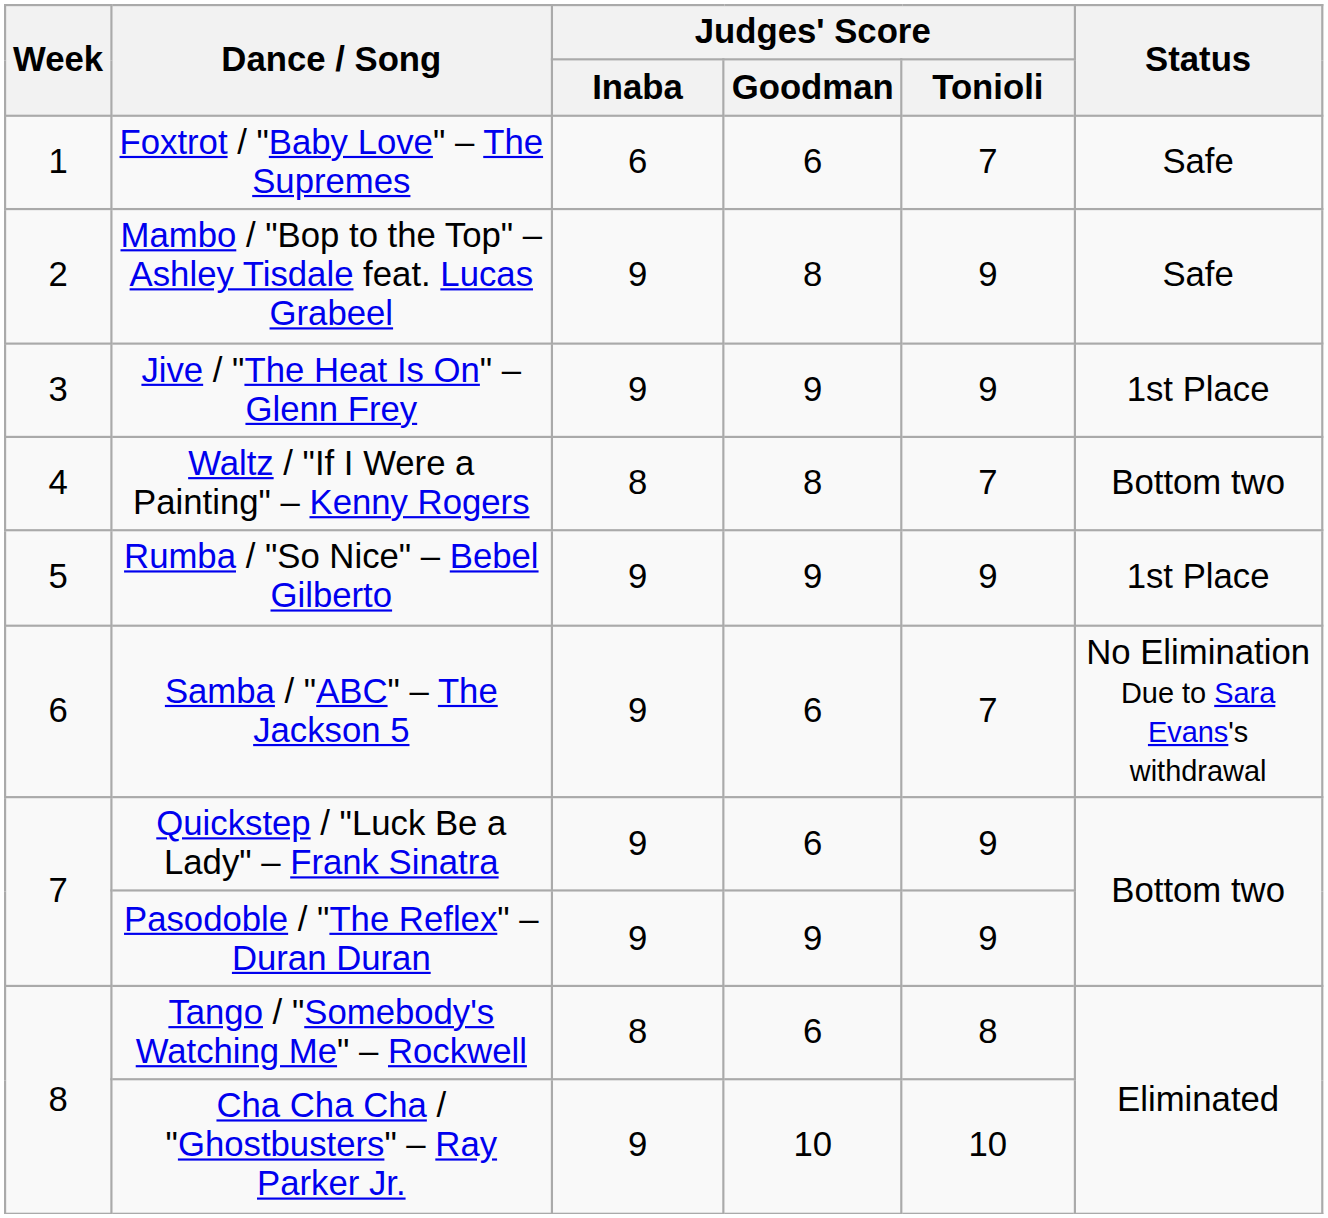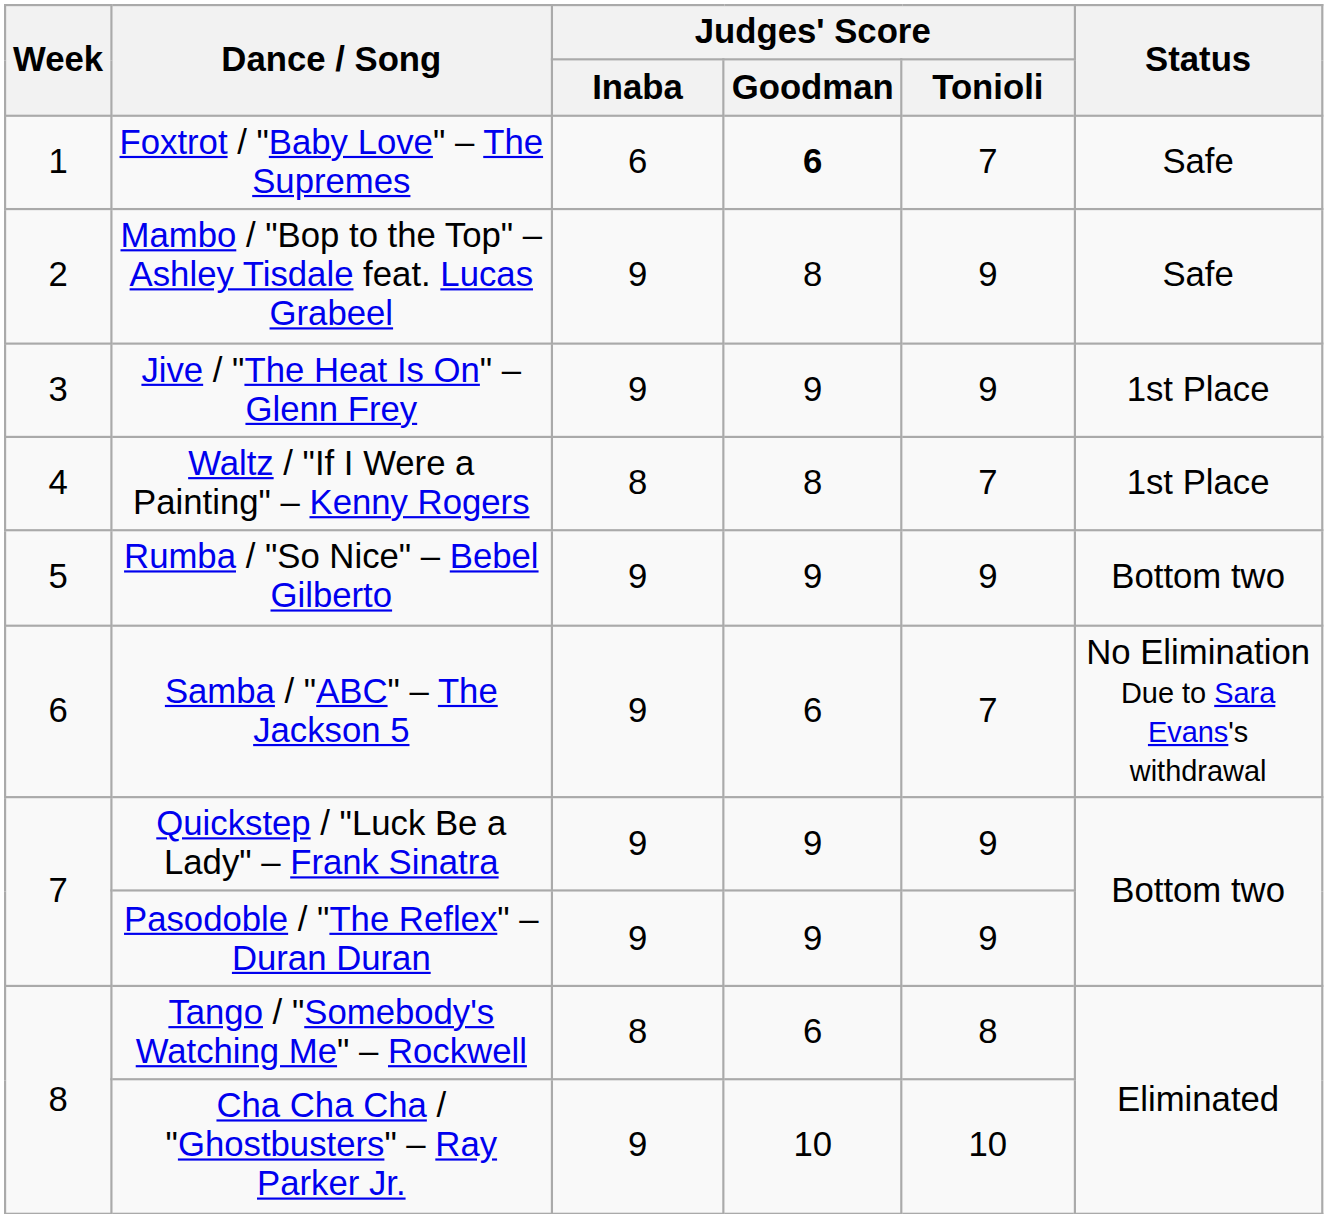(813, 161) normal -> (813, 161) bold
(1198, 483) Bottom two -> (1198, 483) 1st Place
(1198, 577) 1st Place -> (1198, 577) Bottom two
(813, 843) 6 -> (813, 843) 9
